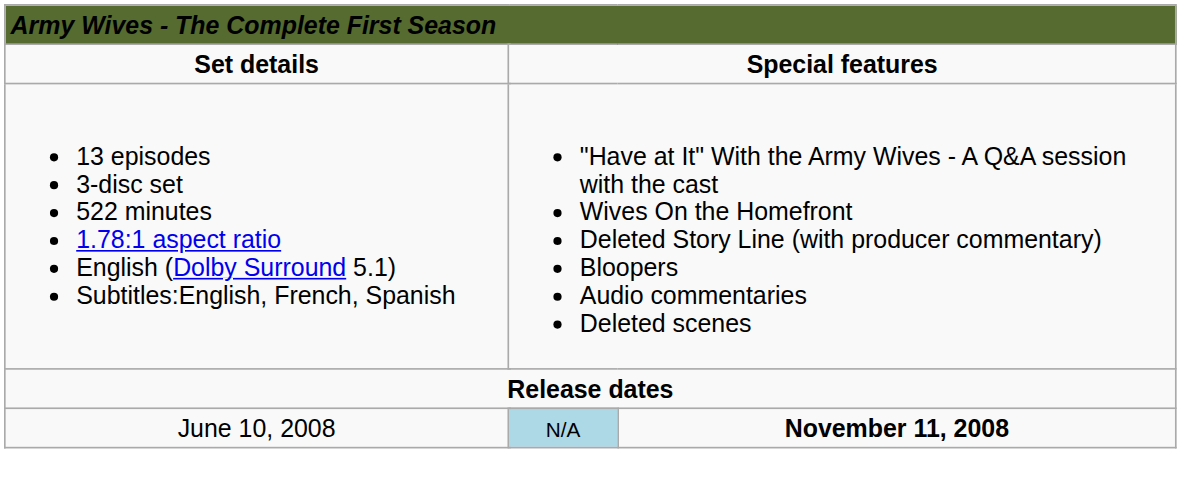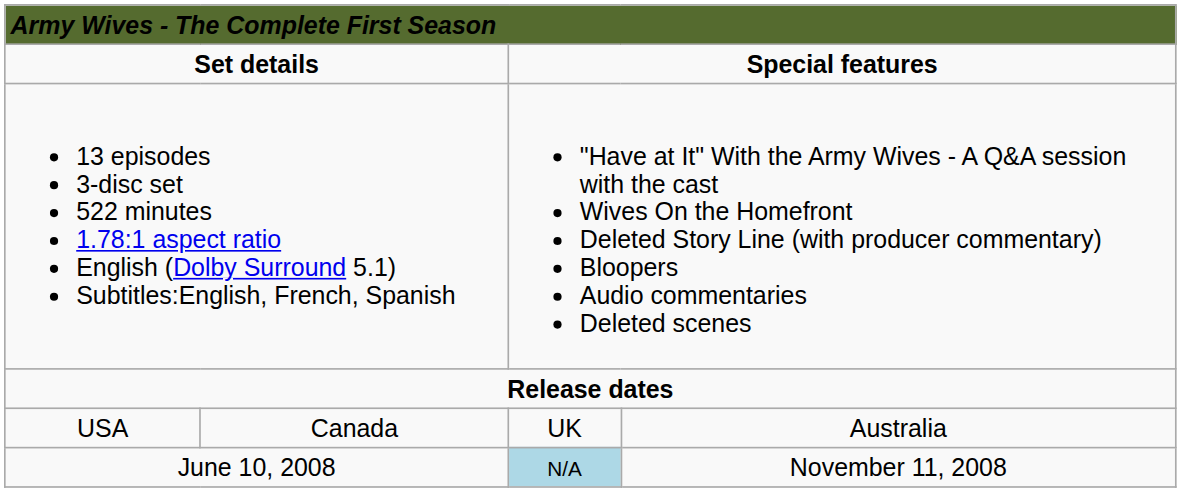+ row: (103, 428)
(897, 428) bold -> (898, 467) normal
